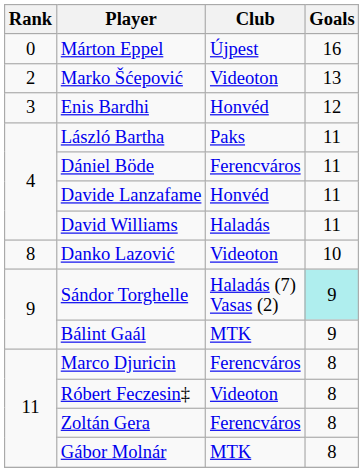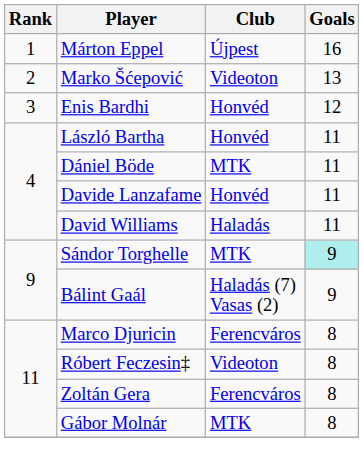(31, 48) 0 -> (31, 48) 1
(228, 136) Paks -> (239, 136) Honvéd
(255, 166) Ferencváros -> (231, 166) MTK
- row: (118, 254)
(253, 294) Haladás (7) Vasas (2) -> (231, 254) MTK
(231, 334) MTK -> (253, 294) Haladás (7) Vasas (2)
